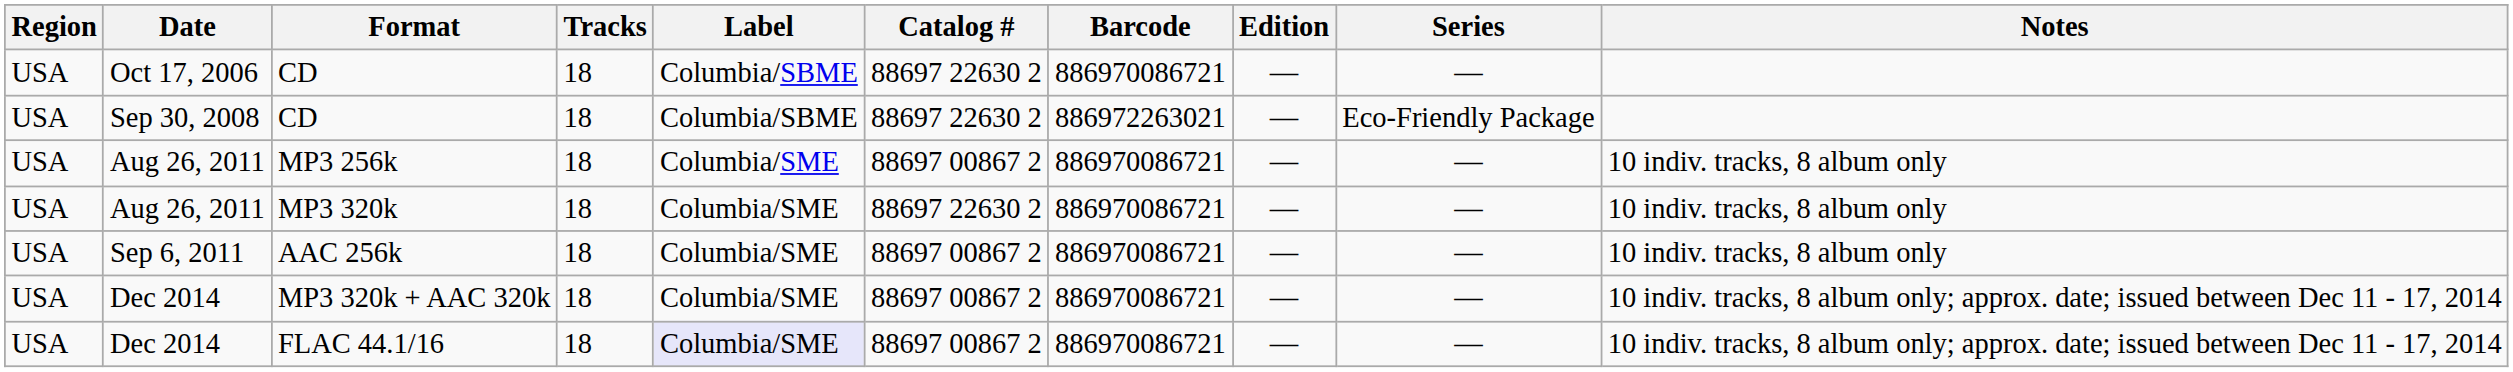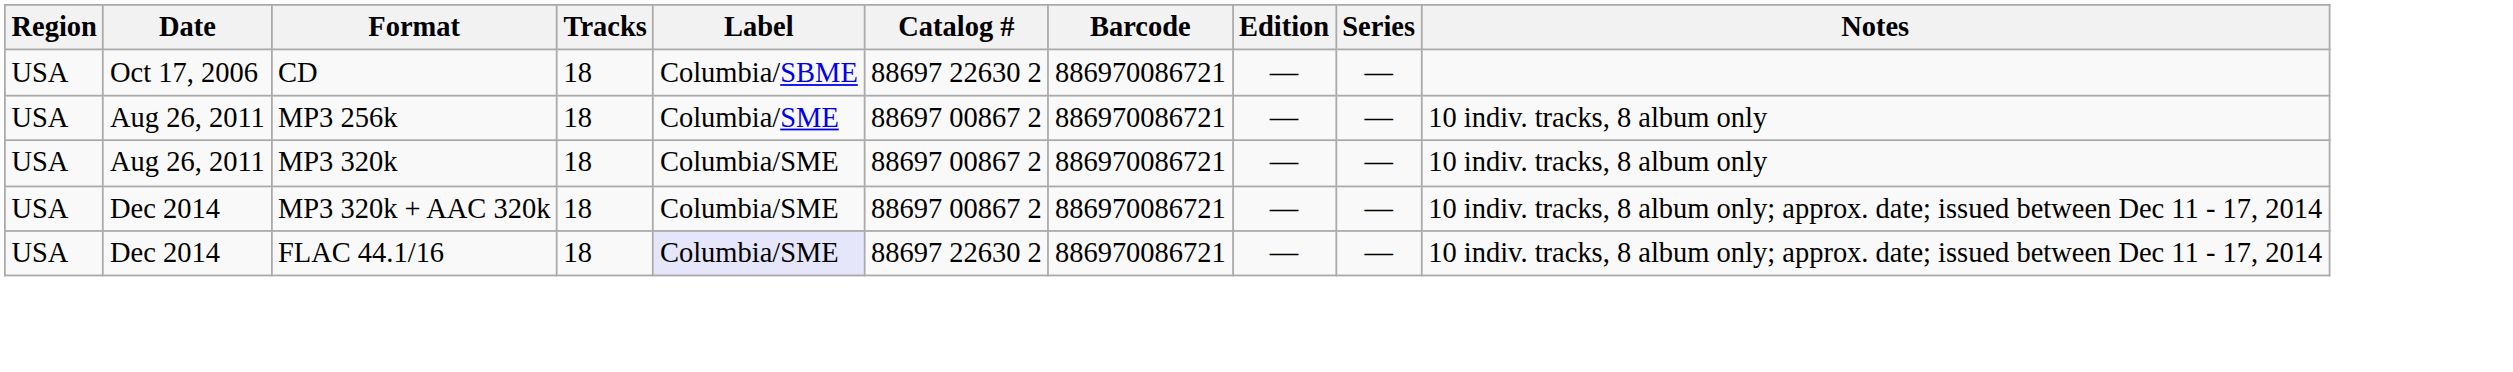- row: (185, 117)
(956, 207) 88697 22630 2 -> (956, 162) 88697 00867 2
- row: (177, 252)
(956, 343) 88697 00867 2 -> (956, 252) 88697 22630 2
